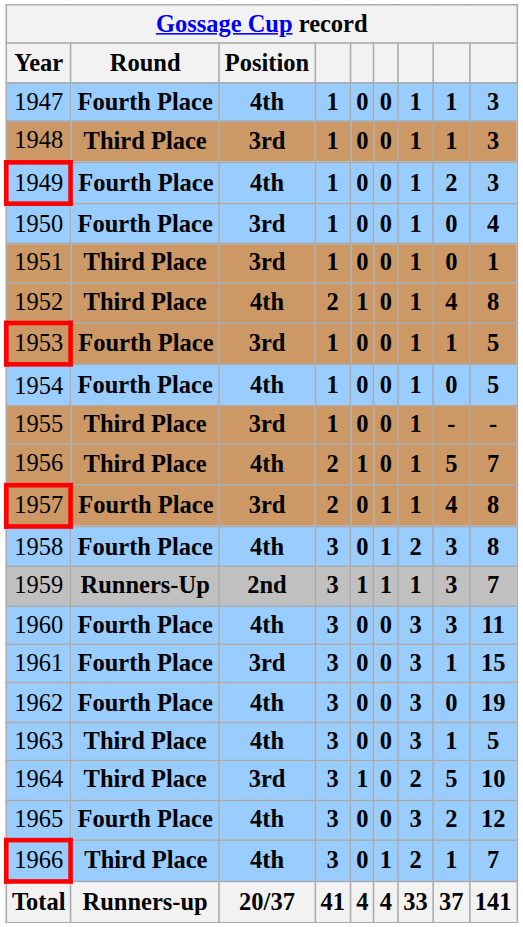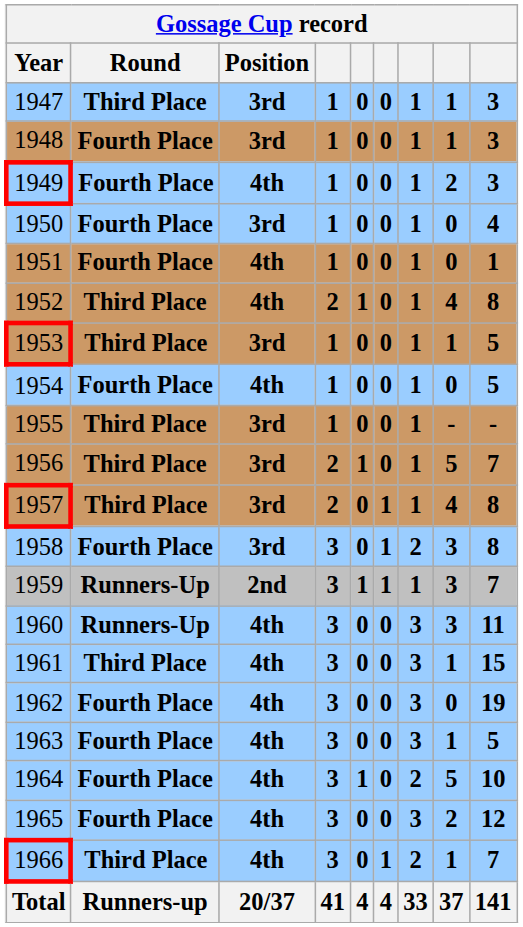(145, 101) Fourth Place -> (145, 101) Third Place
(267, 101) 4th -> (267, 101) 3rd
(145, 141) Third Place -> (145, 141) Fourth Place
(145, 262) Third Place -> (145, 262) Fourth Place
(267, 262) 3rd -> (267, 262) 4th
(146, 343) Fourth Place -> (146, 343) Third Place
(267, 463) 4th -> (267, 463) 3rd
(146, 505) Fourth Place -> (146, 505) Third Place
(267, 546) 4th -> (267, 546) 3rd
(145, 624) Fourth Place -> (145, 624) Runners-Up
(145, 663) Fourth Place -> (145, 663) Third Place
(267, 663) 3rd -> (267, 663) 4th
(145, 741) Third Place -> (145, 741) Fourth Place
(145, 779) Third Place -> (145, 779) Fourth Place
(267, 779) 3rd -> (267, 779) 4th
